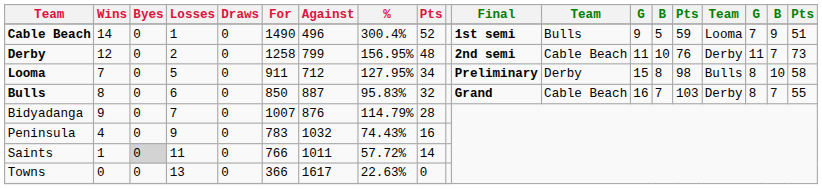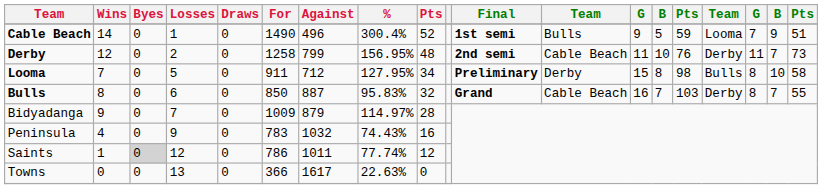(280, 114) 1007 -> (280, 114) 1009
(313, 114) 876 -> (313, 114) 879
(387, 114) 114.79% -> (387, 114) 114.97%
(177, 153) 11 -> (177, 153) 12
(277, 153) 766 -> (277, 153) 786
(383, 153) 57.72% -> (383, 153) 77.74%
(427, 153) 14 -> (427, 153) 12
